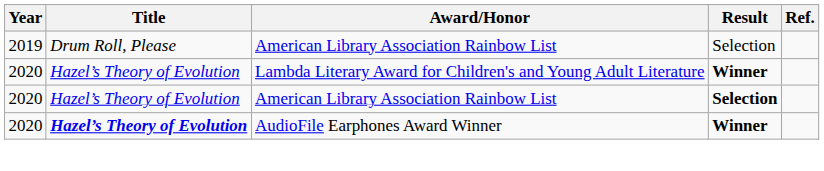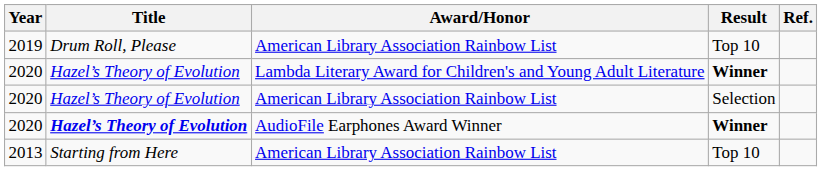(744, 44) Selection -> (736, 44) Top 10
(745, 98) bold -> (744, 98) normal
+ row: (25, 152)
